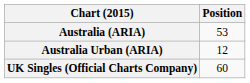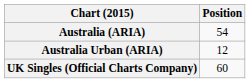(222, 31) 53 -> (222, 31) 54
